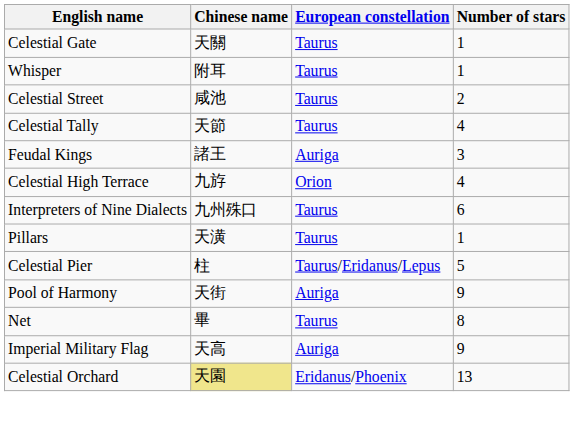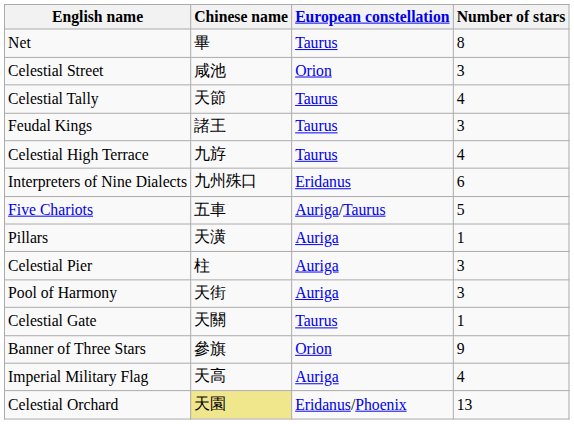rows swapped: (19, 321) <-> (52, 43)
- row: (35, 71)
(316, 98) Taurus -> (313, 71) Orion
(461, 98) 2 -> (461, 71) 3
(317, 154) Auriga -> (316, 126) Taurus
(313, 182) Orion -> (316, 154) Taurus
(316, 210) Taurus -> (323, 182) Eridanus
+ row: (51, 210)
(316, 237) Taurus -> (317, 237) Auriga
(368, 265) Taurus/Eridanus/Lepus -> (317, 265) Auriga
(461, 265) 5 -> (461, 265) 3
(461, 293) 9 -> (461, 293) 3
+ row: (77, 349)
(461, 349) 9 -> (461, 376) 4
